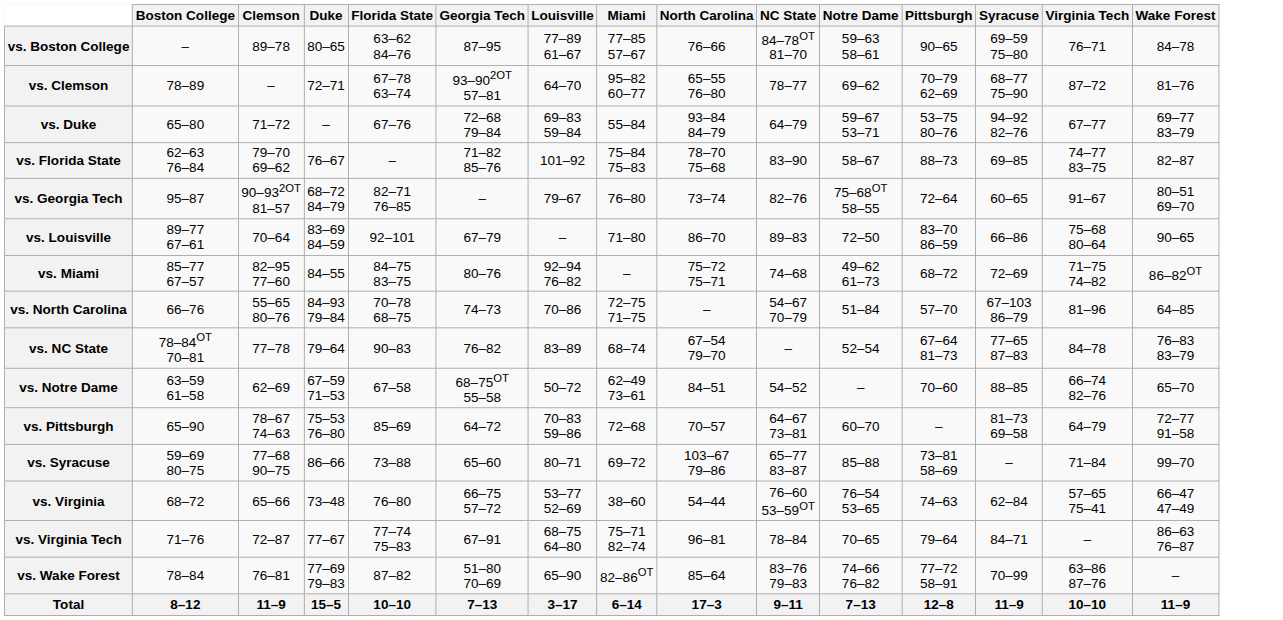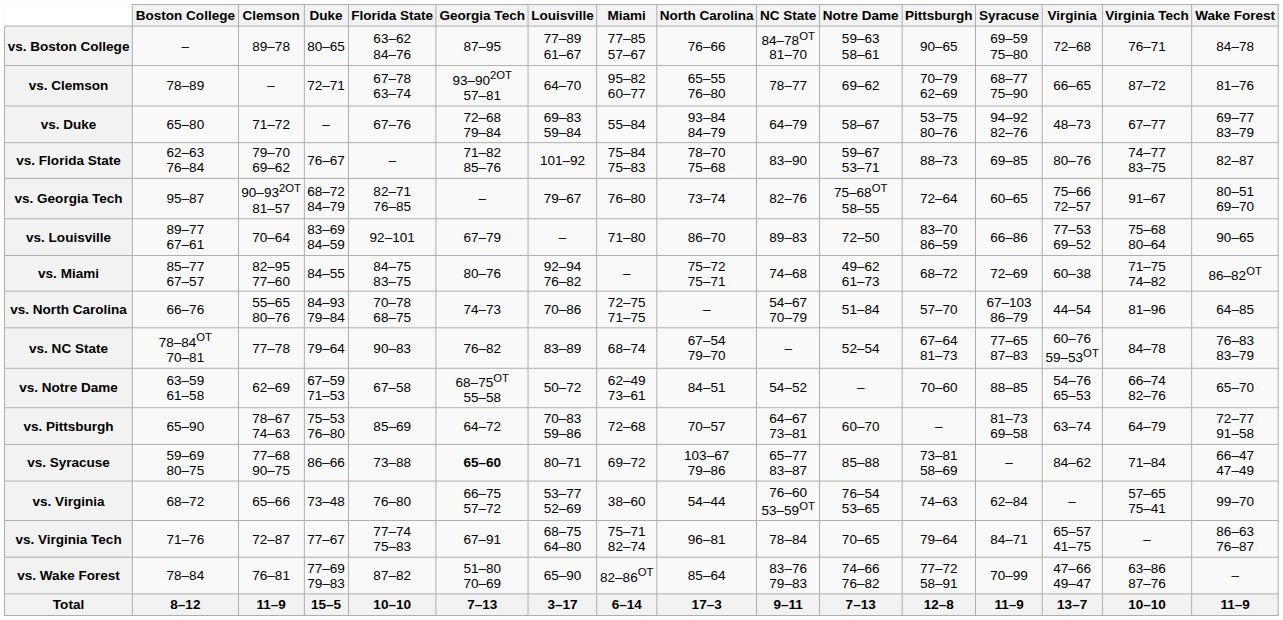+ column: (1072, 16)
(861, 124) 59–67 53–71 -> (861, 124) 58–67
(861, 161) 58–67 -> (861, 161) 59–67 53–71
(482, 463) normal -> (482, 463) bold
(1176, 463) 99–70 -> (1235, 463) 66–47 47–49
(1176, 501) 66–47 47–49 -> (1235, 501) 99–70
